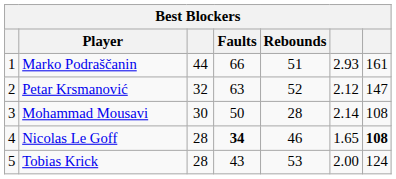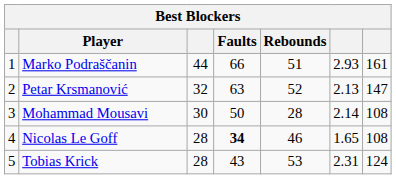(346, 89) 2.12 -> (346, 89) 2.13
(377, 138) bold -> (377, 138) normal
(346, 162) 2.00 -> (346, 162) 2.31
